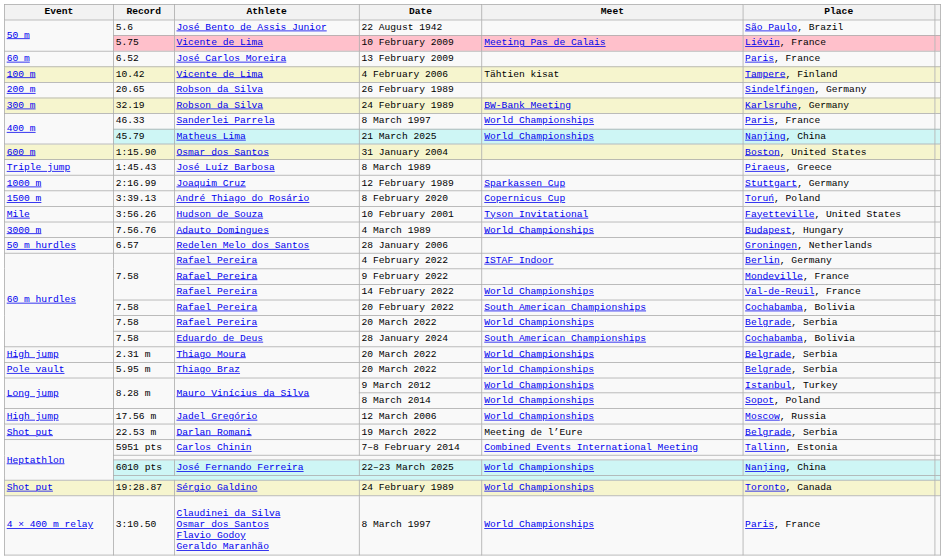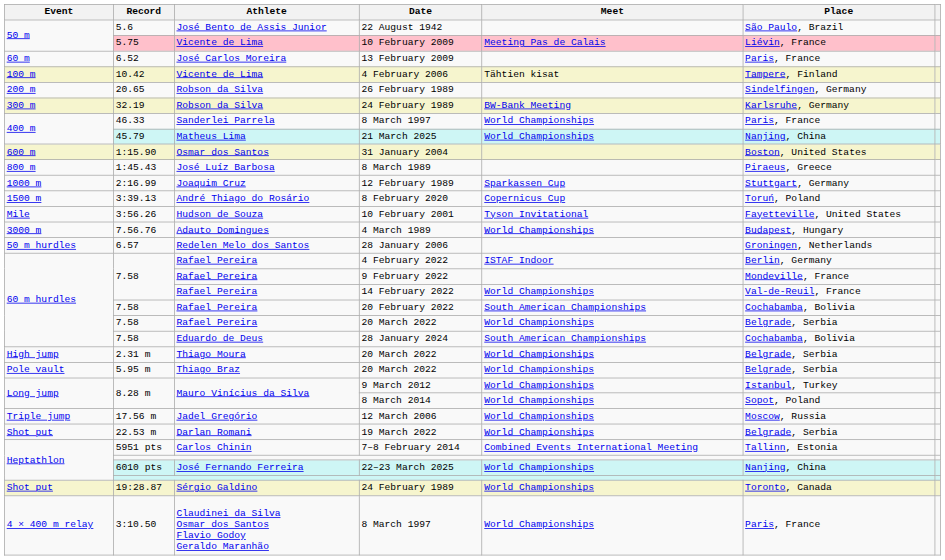(38, 168) Triple jump -> (21, 168) 800 m
(33, 417) High jump -> (38, 417) Triple jump
(533, 432) Meeting de l’Eure -> (539, 432) World Championships
